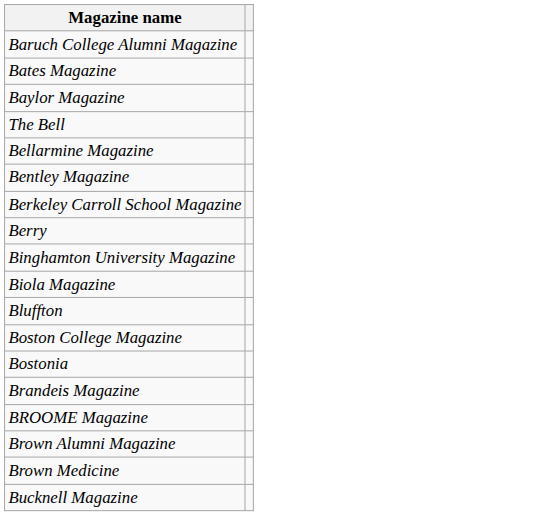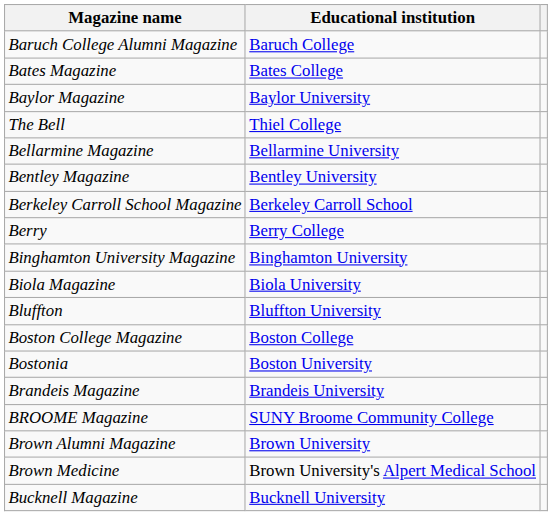+ column: (393, 17)
